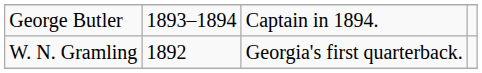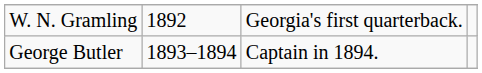rows swapped: (73, 52) <-> (66, 20)
